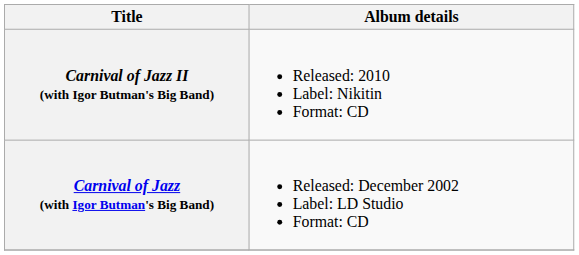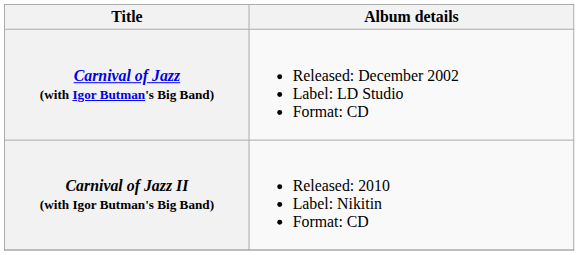rows swapped: (127, 195) <-> (127, 84)
